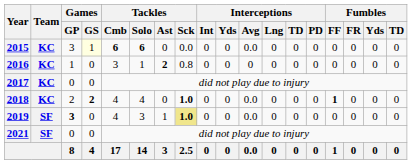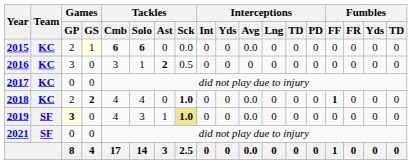(72, 47) 3 -> (72, 47) 2
(72, 64) 1 -> (72, 64) 3
(186, 64) 0.8 -> (186, 64) 0.5
(72, 116) no background -> (72, 116) lightyellow background
